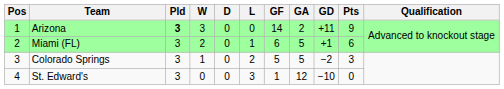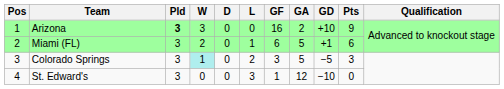(277, 28) 14 -> (277, 28) 16
(326, 28) +11 -> (326, 28) +10
(202, 60) no background -> (202, 60) paleturquoise background
(277, 60) 5 -> (277, 60) 3
(326, 60) −2 -> (326, 60) −5
